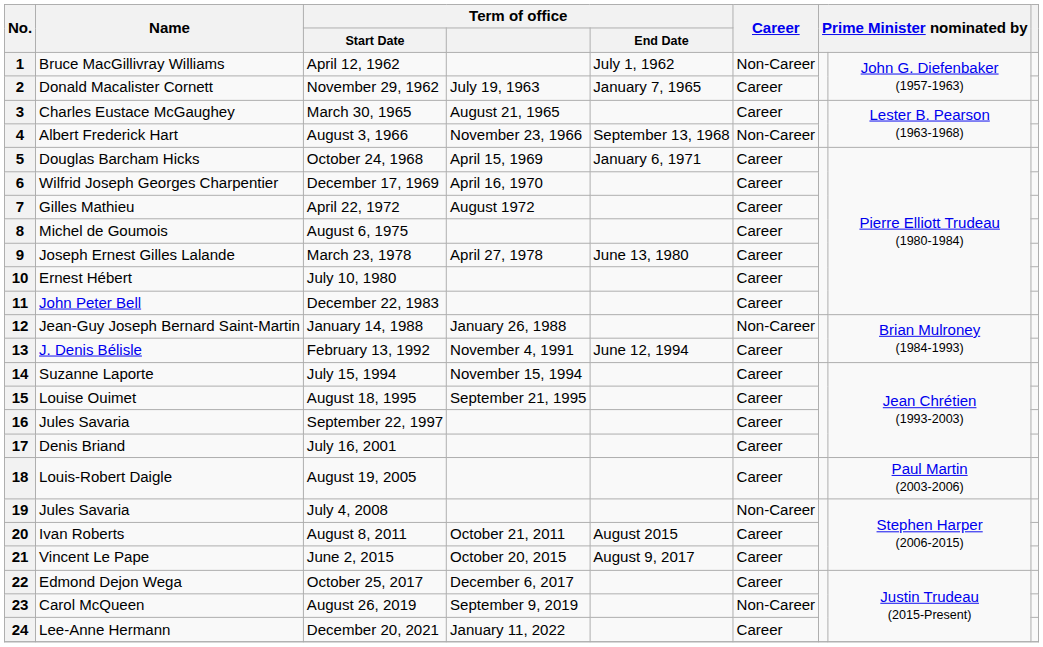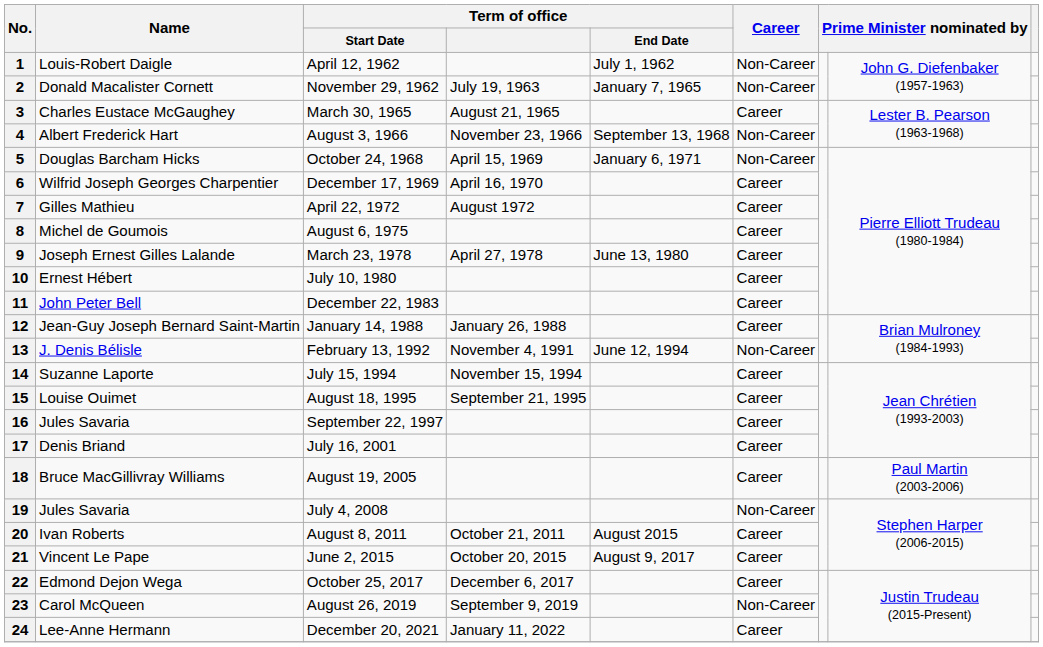(132, 64) Bruce MacGillivray Williams -> (106, 64) Louis-Robert Daigle
(760, 87) Career -> (776, 87) Non-Career
(760, 159) Career -> (776, 159) Non-Career
(776, 326) Non-Career -> (760, 326) Career
(760, 350) Career -> (776, 350) Non-Career
(106, 478) Louis-Robert Daigle -> (132, 478) Bruce MacGillivray Williams
